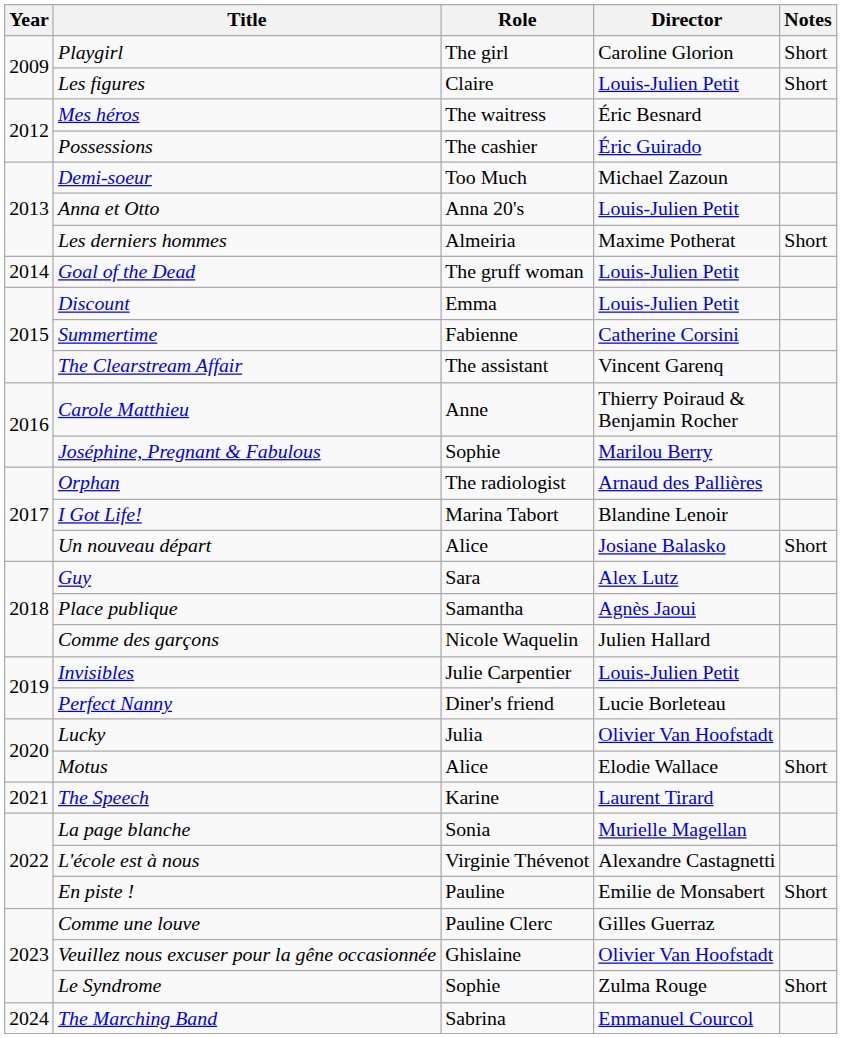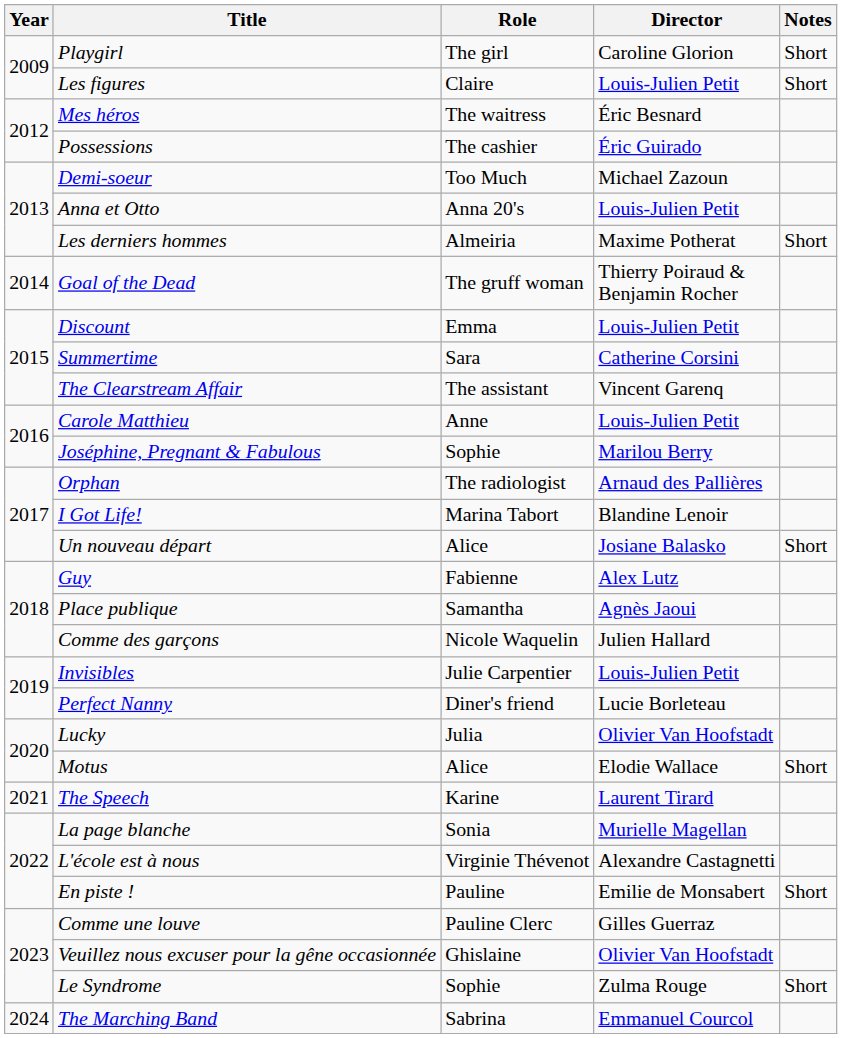(669, 271) Louis-Julien Petit -> (672, 283) Thierry Poiraud & Benjamin Rocher
(481, 334) Fabienne -> (463, 357) Sara
(672, 408) Thierry Poiraud & Benjamin Rocher -> (669, 420) Louis-Julien Petit
(463, 577) Sara -> (481, 577) Fabienne
